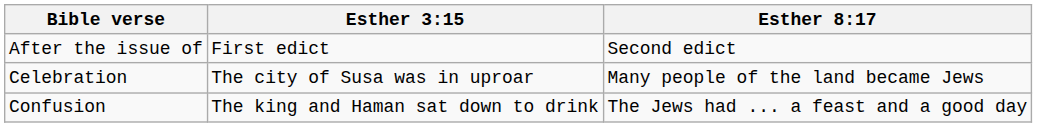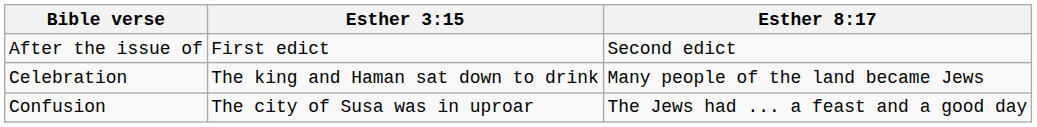(373, 78) The city of Susa was in uproar -> (405, 78) The king and Haman sat down to drink
(405, 107) The king and Haman sat down to drink -> (373, 107) The city of Susa was in uproar
